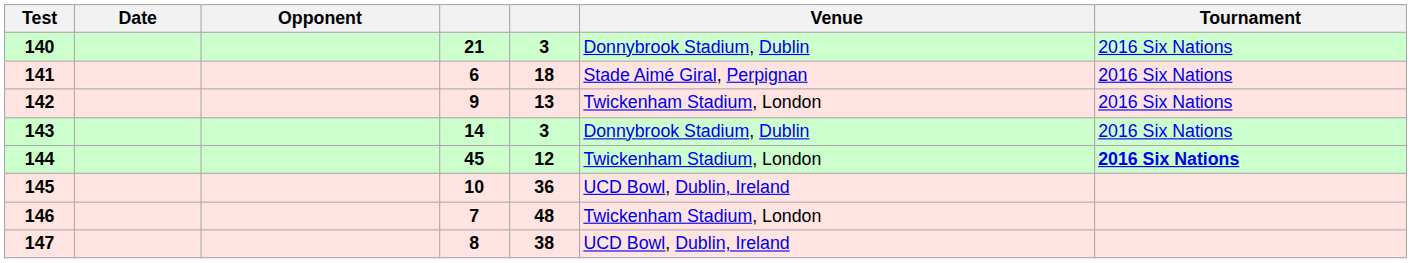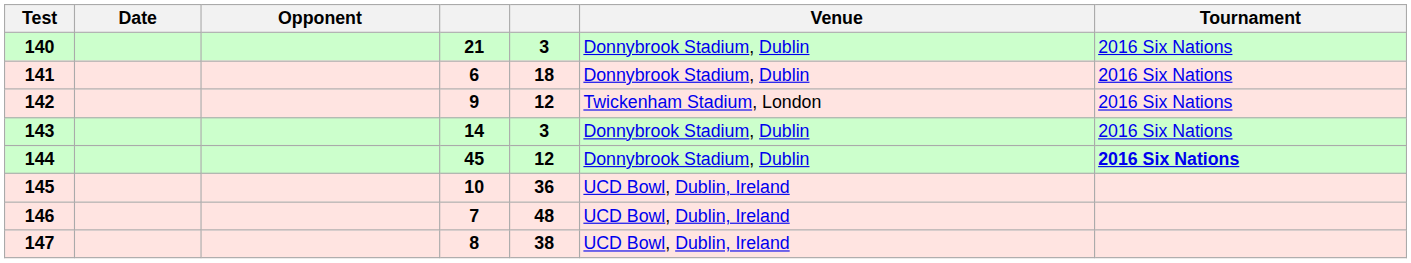(695, 74) Stade Aimé Giral, Perpignan -> (696, 74) Donnybrook Stadium, Dublin
(544, 103) 13 -> (544, 103) 12
(702, 159) Twickenham Stadium, London -> (696, 159) Donnybrook Stadium, Dublin
(702, 215) Twickenham Stadium, London -> (687, 215) UCD Bowl, Dublin, Ireland
